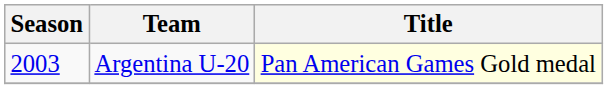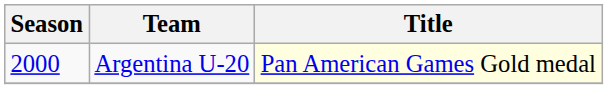(35, 63) 2003 -> (35, 63) 2000
